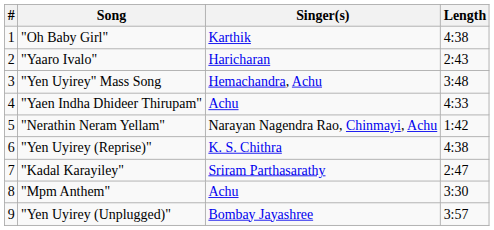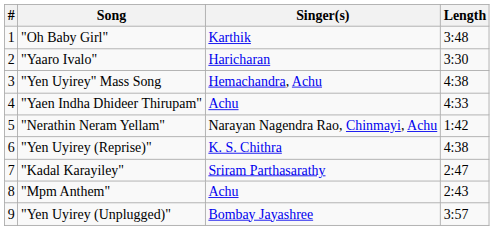(456, 37) 4:38 -> (456, 37) 3:48
(456, 59) 2:43 -> (456, 59) 3:30
(456, 81) 3:48 -> (456, 81) 4:38
(456, 192) 3:30 -> (456, 192) 2:43
